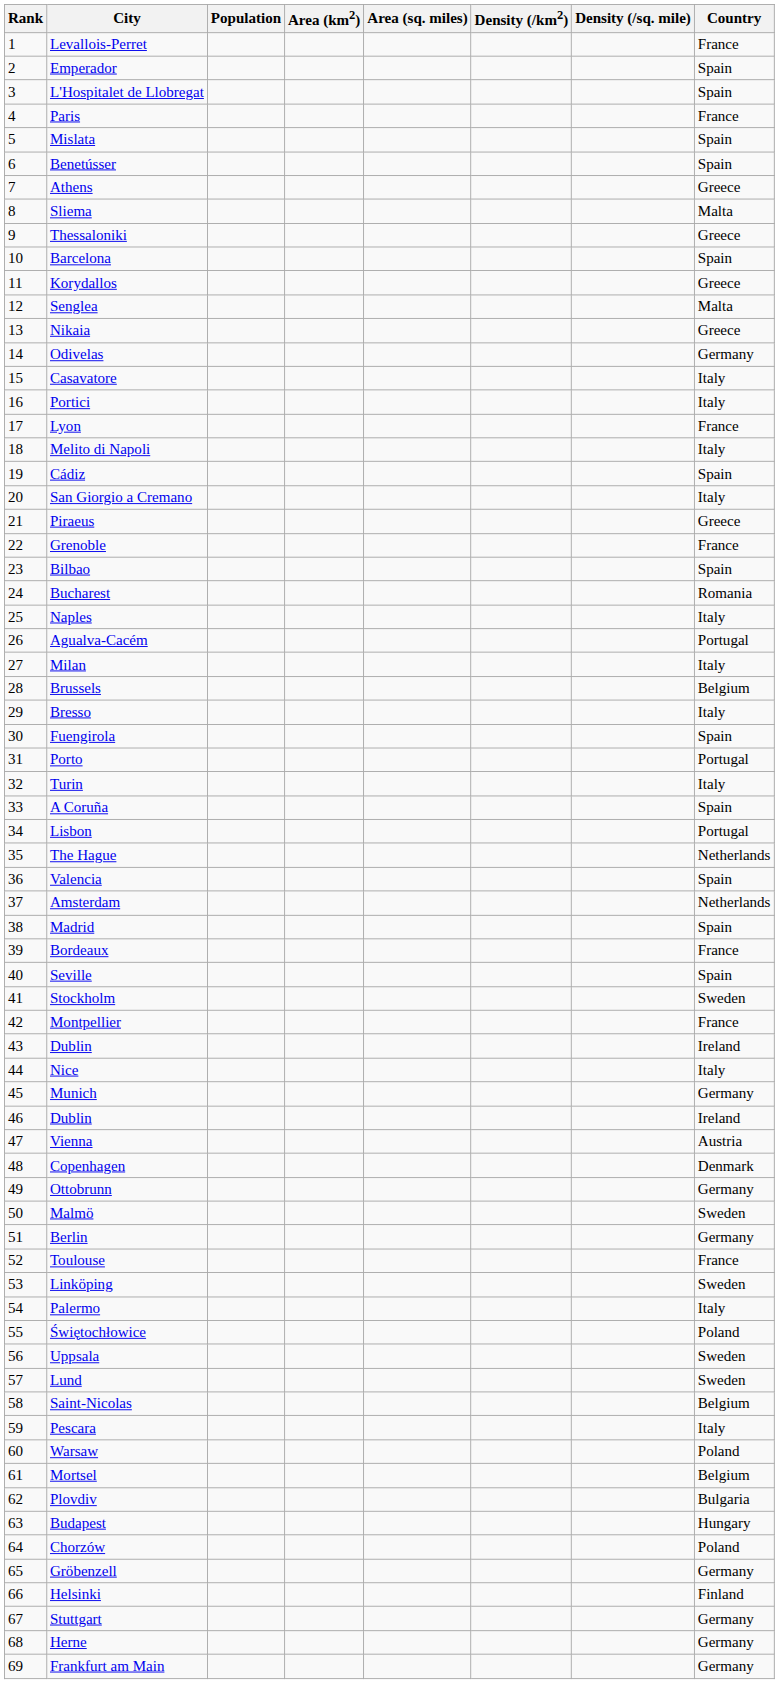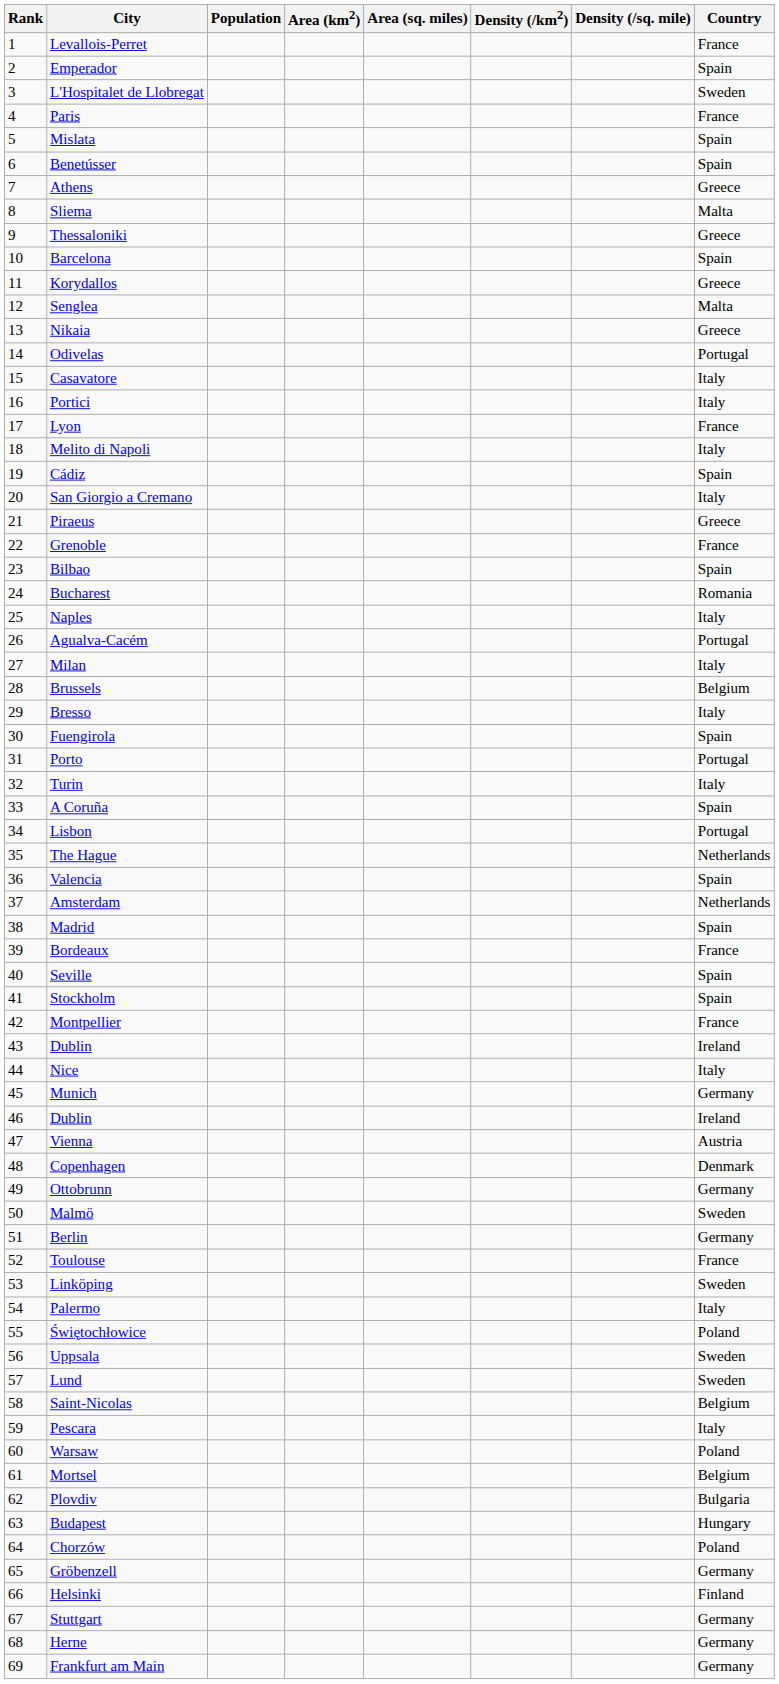(715, 92) Spain -> (722, 92) Sweden
(726, 354) Germany -> (723, 354) Portugal
(722, 998) Sweden -> (715, 998) Spain
